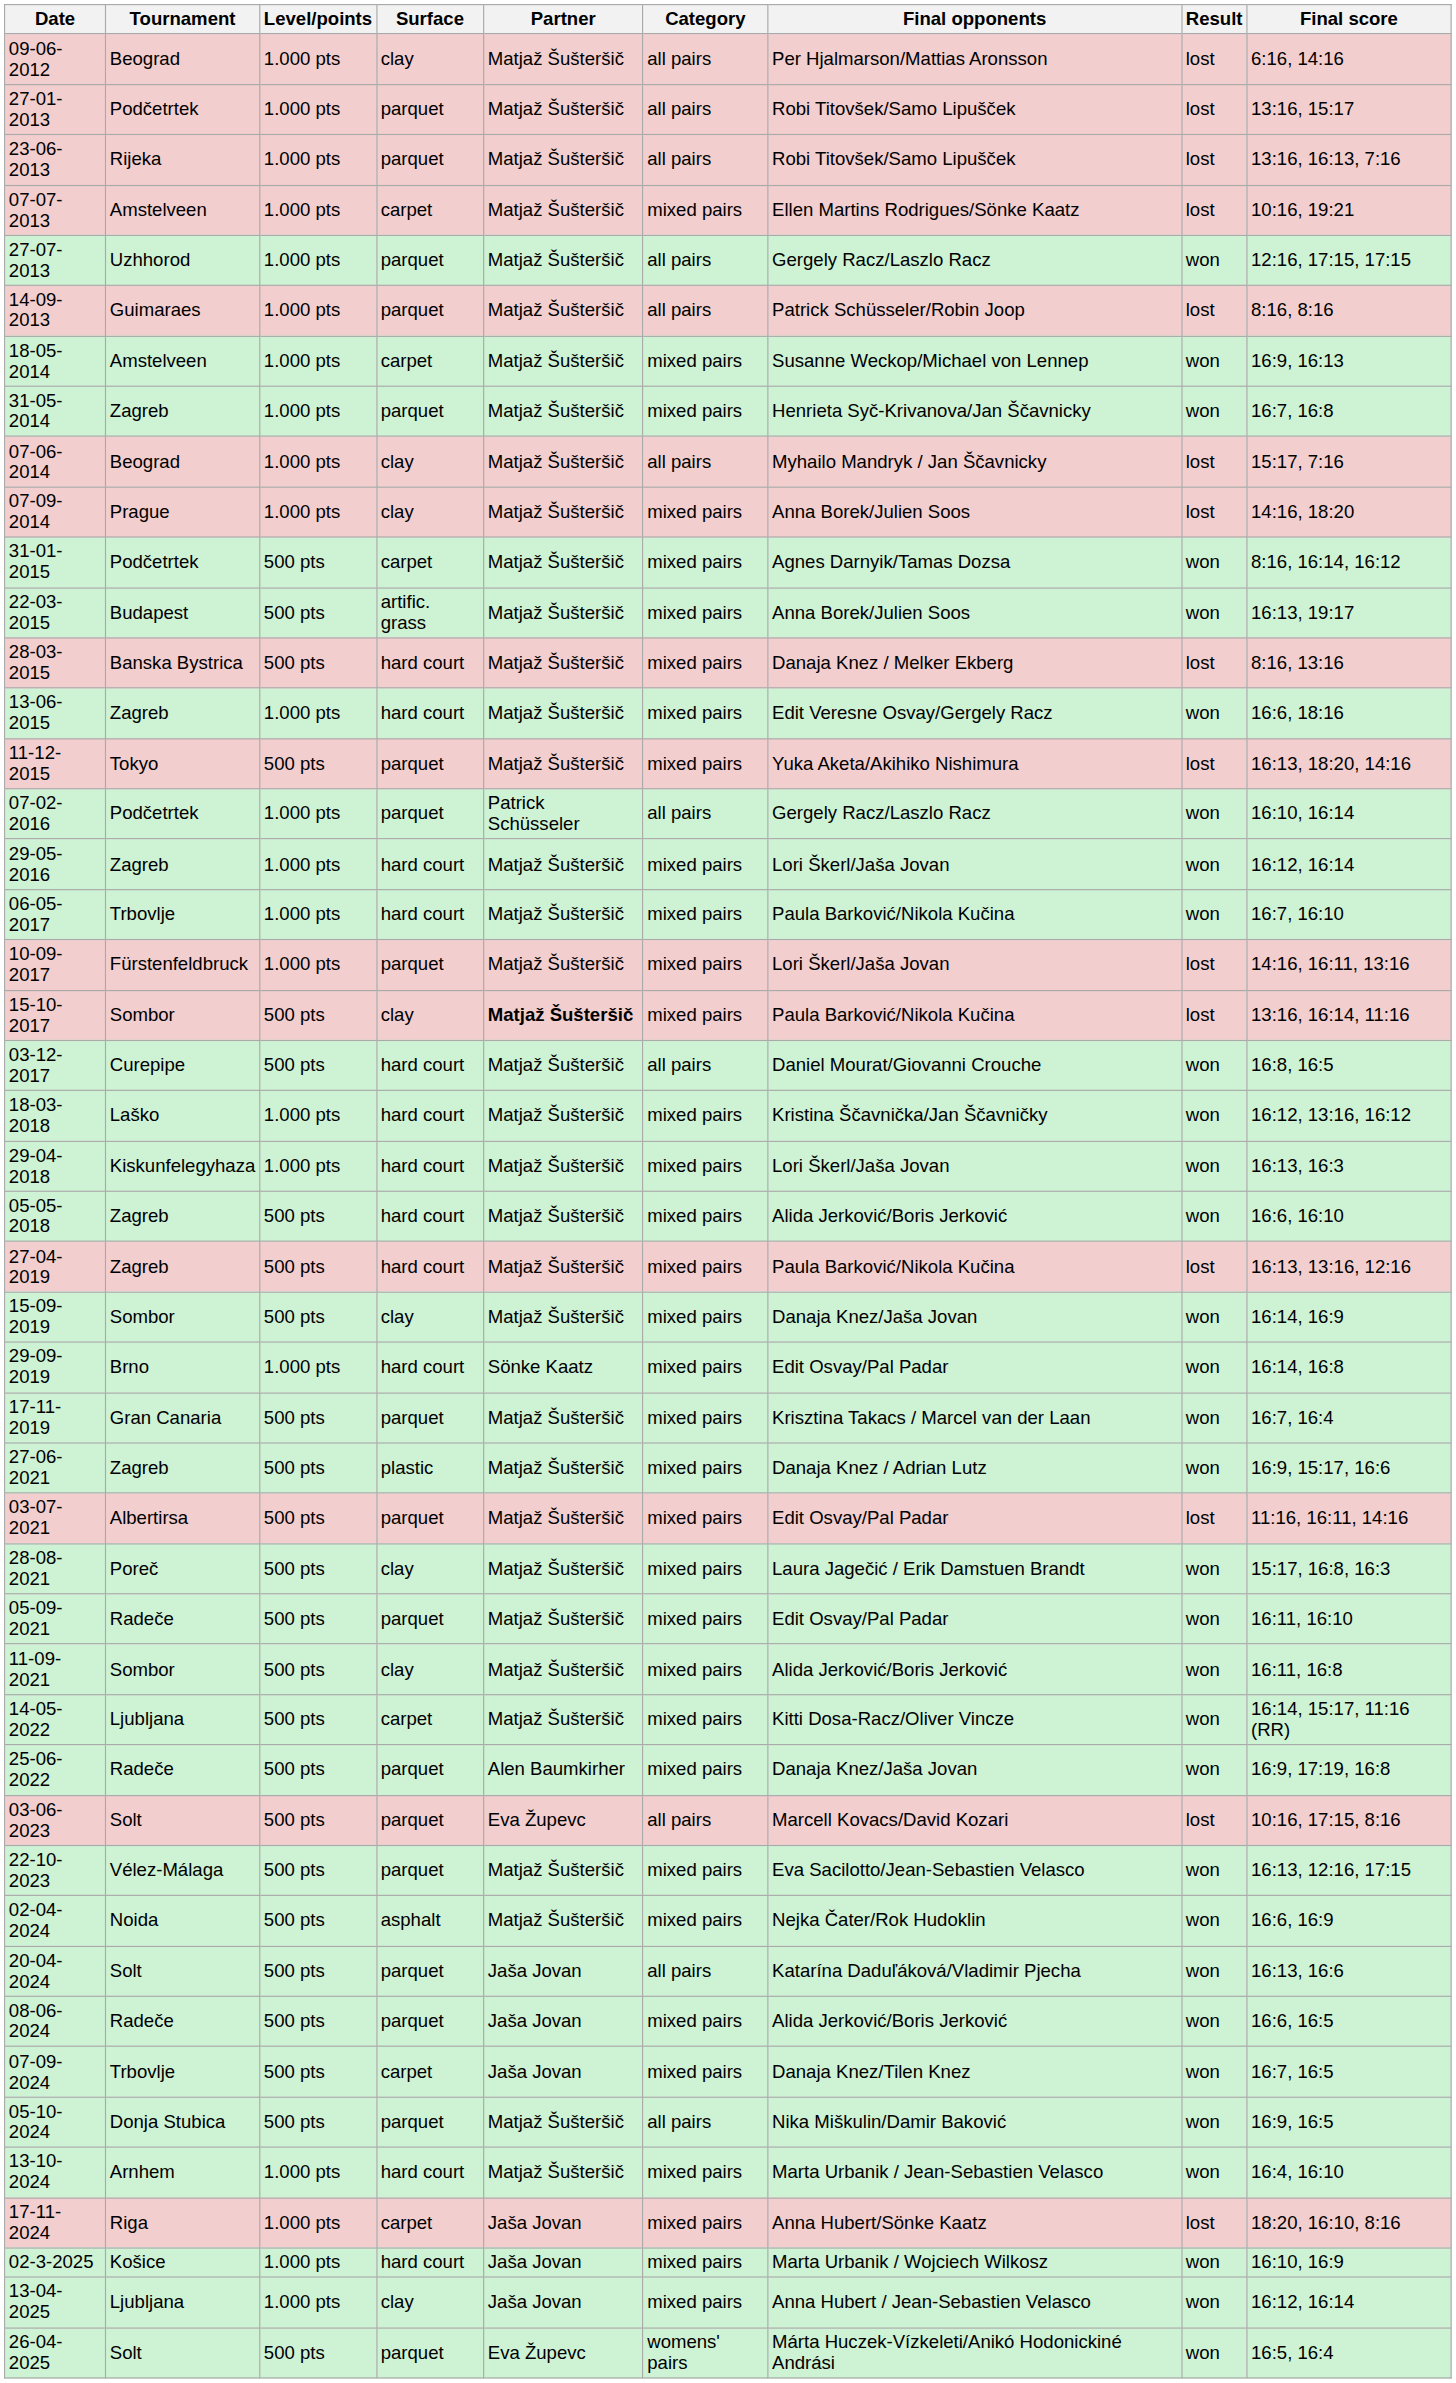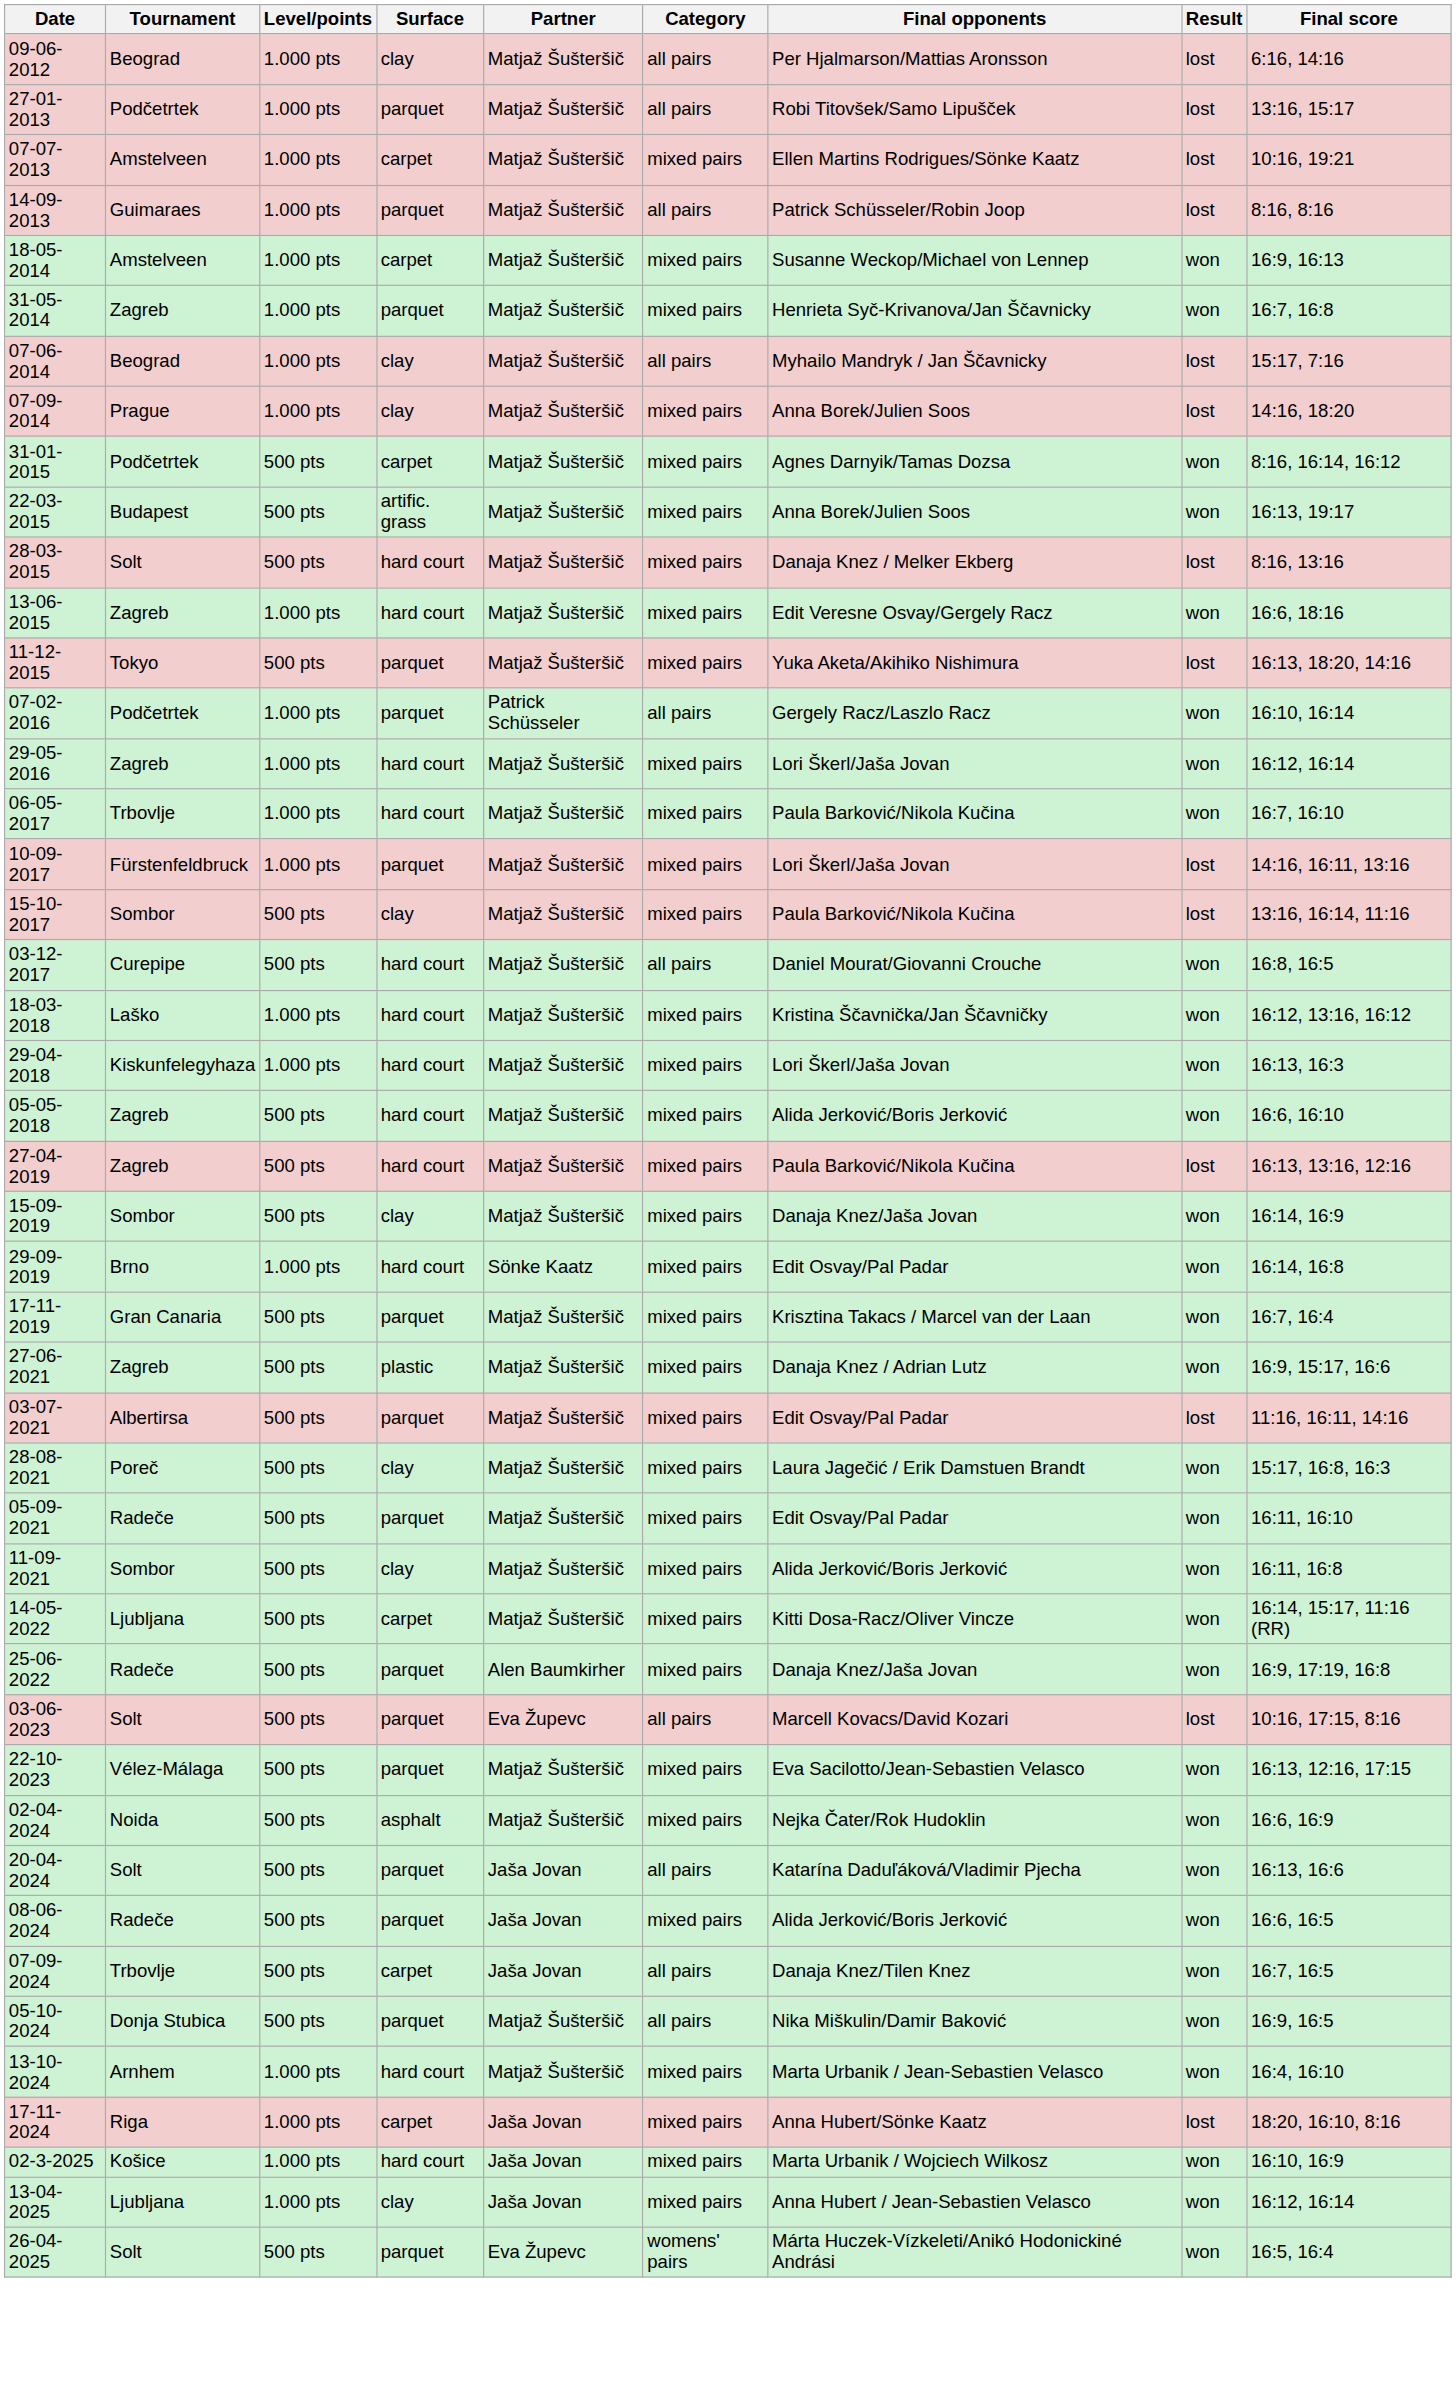- row: (36, 159)
- row: (36, 260)
(176, 662) Banska Bystrica -> (126, 562) Solt
(561, 1015) bold -> (556, 914) normal
(695, 2071) mixed pairs -> (679, 1971) all pairs
